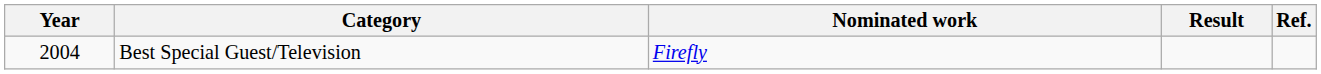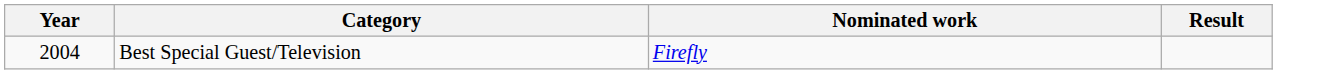- column: (1294, 20)
